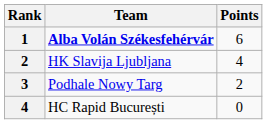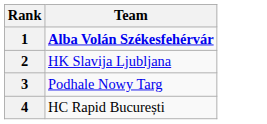- column: (239, 15)
